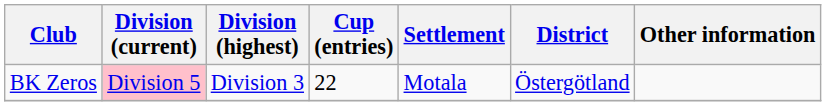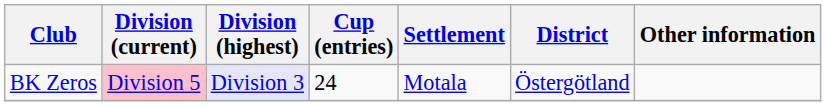(257, 82) no background -> (257, 82) lavender background
(325, 82) 22 -> (325, 82) 24
